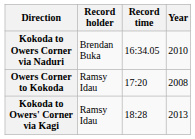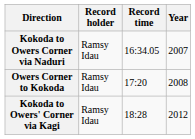(96, 50) Brendan Buka -> (95, 50) Ramsy Idau
(178, 50) 2010 -> (178, 50) 2007
(178, 115) 2013 -> (178, 115) 2012
